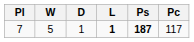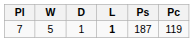(143, 29) bold -> (143, 29) normal
(174, 29) 117 -> (174, 29) 119
